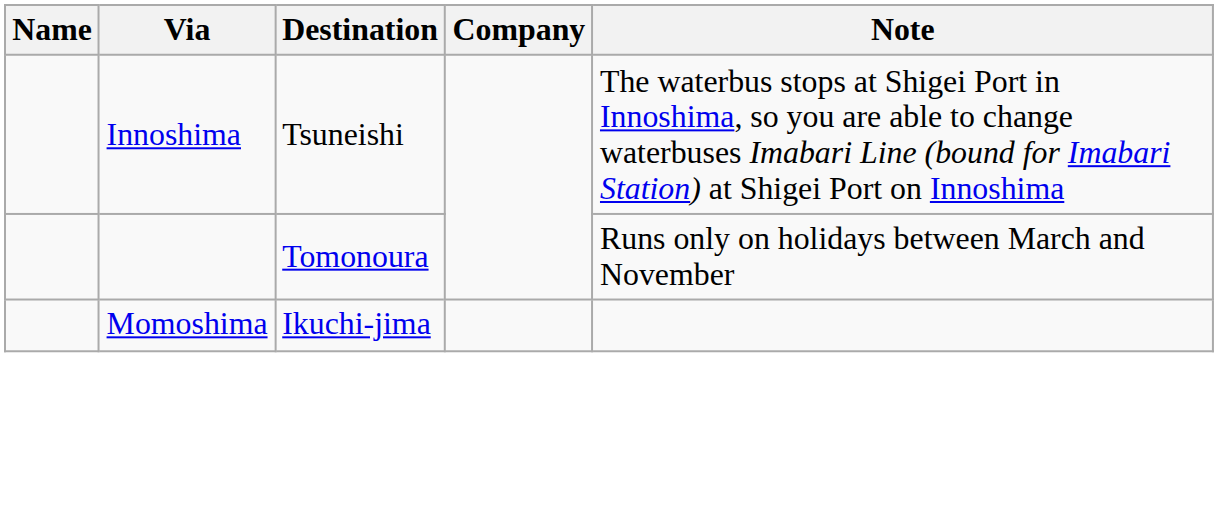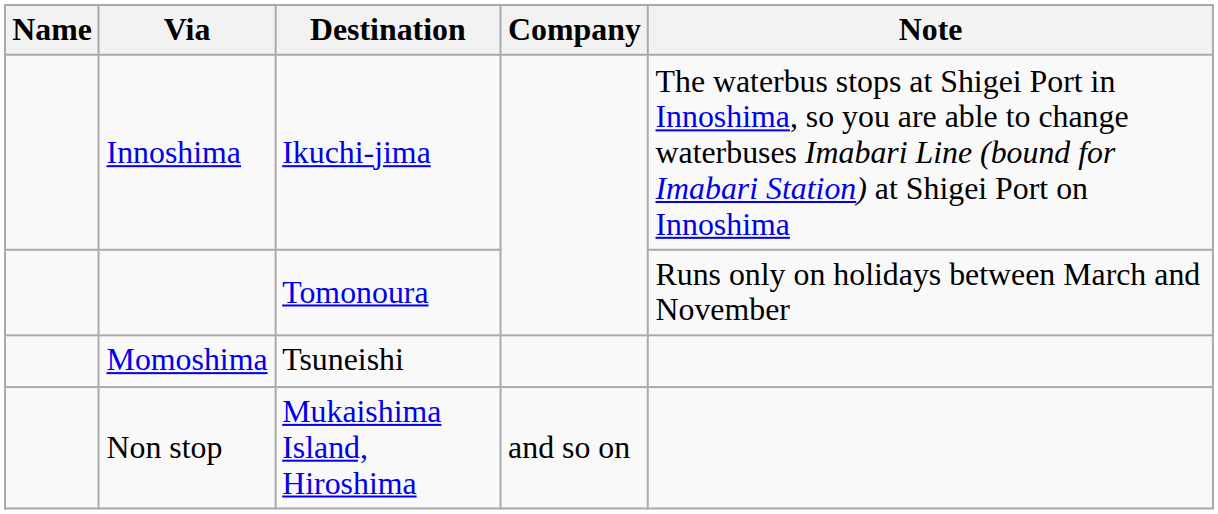(343, 133) Tsuneishi -> (356, 151) Ikuchi-jima
(356, 324) Ikuchi-jima -> (343, 360) Tsuneishi
+ row: (165, 446)
